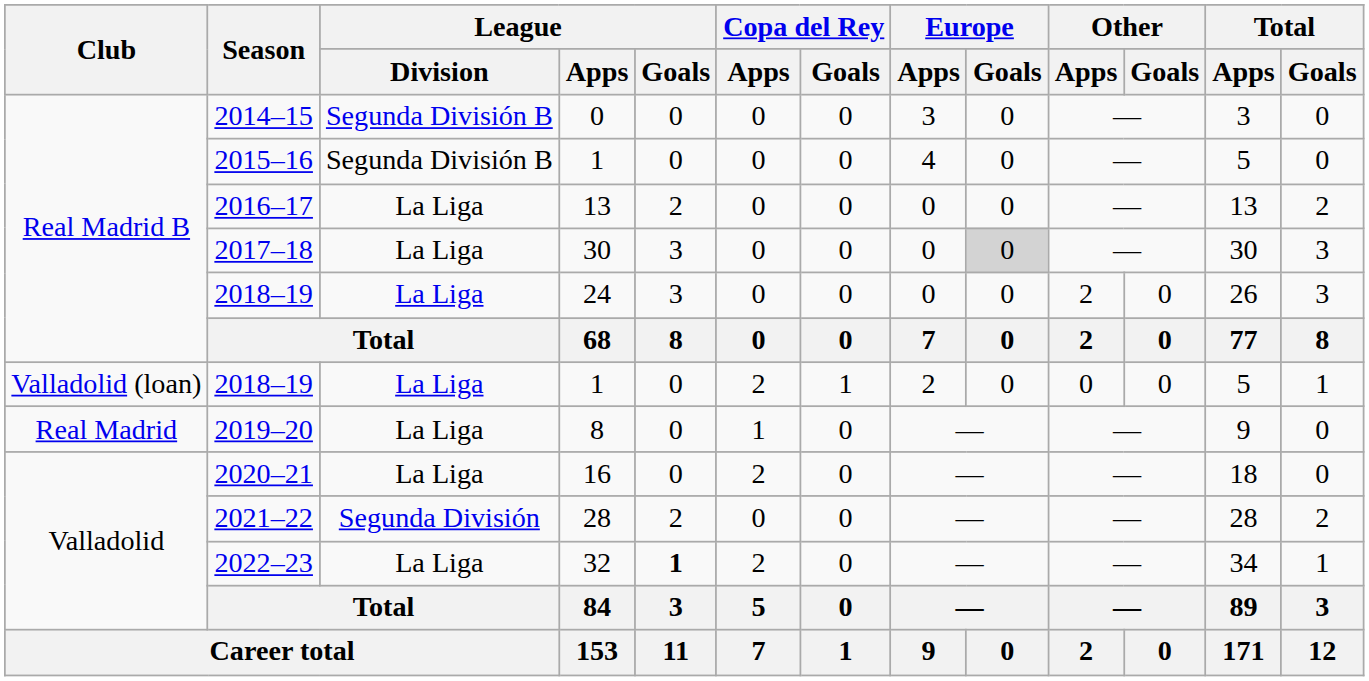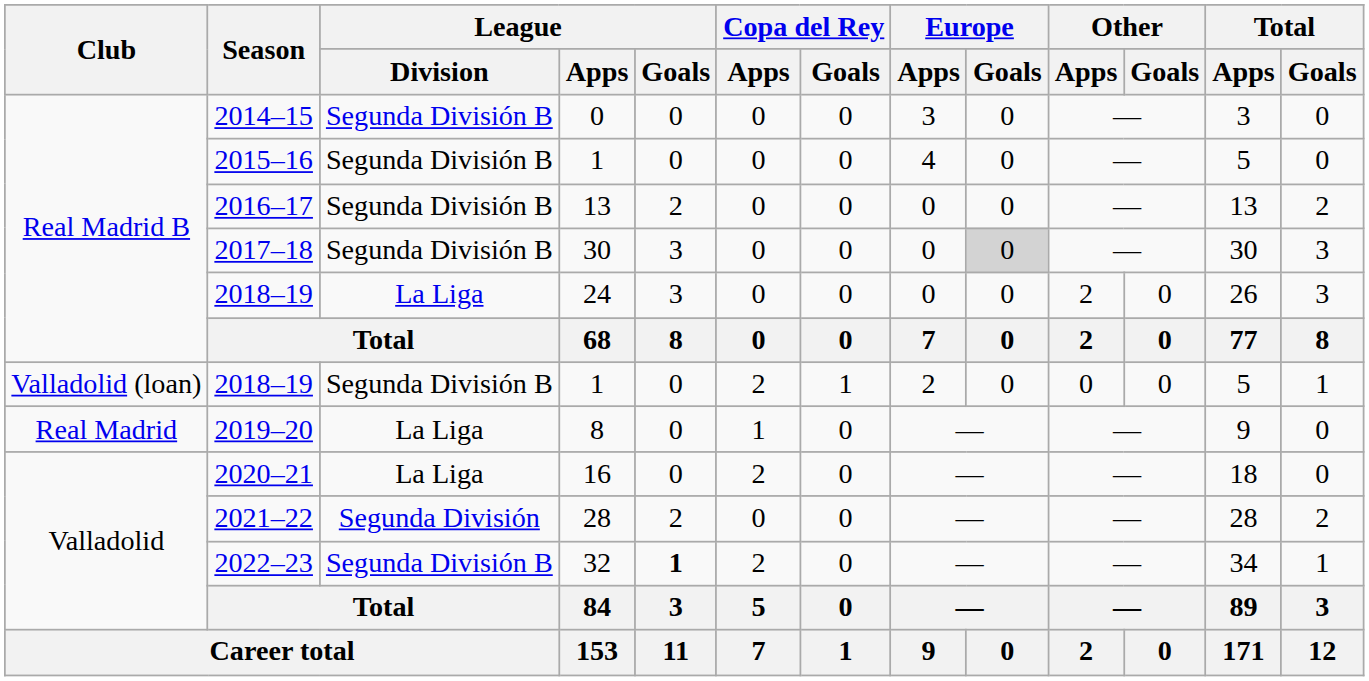(439, 205) La Liga -> (439, 205) Segunda División B
(439, 250) La Liga -> (439, 250) Segunda División B
(439, 384) La Liga -> (439, 384) Segunda División B
(439, 562) La Liga -> (439, 562) Segunda División B
